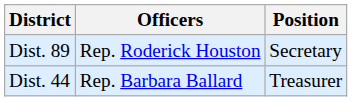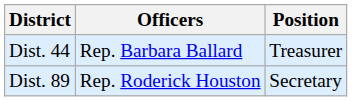rows swapped: (39, 50) <-> (39, 80)
